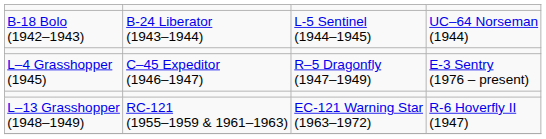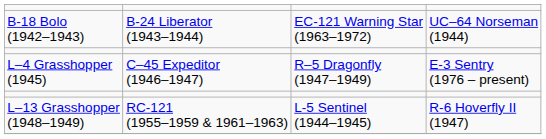(333, 29) L-5 Sentinel (1944–1945) -> (359, 29) EC-121 Warning Star (1963–1972)
(359, 115) EC-121 Warning Star (1963–1972) -> (333, 115) L-5 Sentinel (1944–1945)
